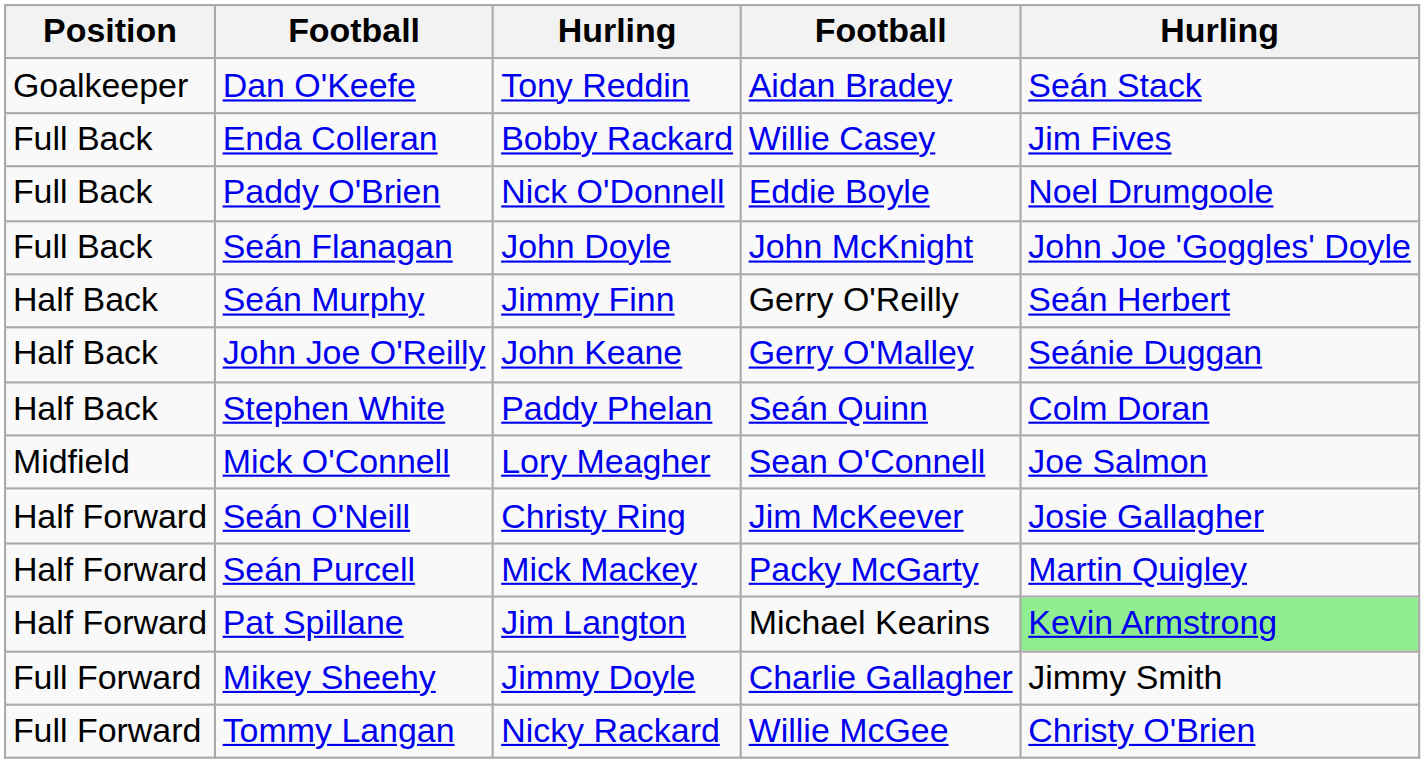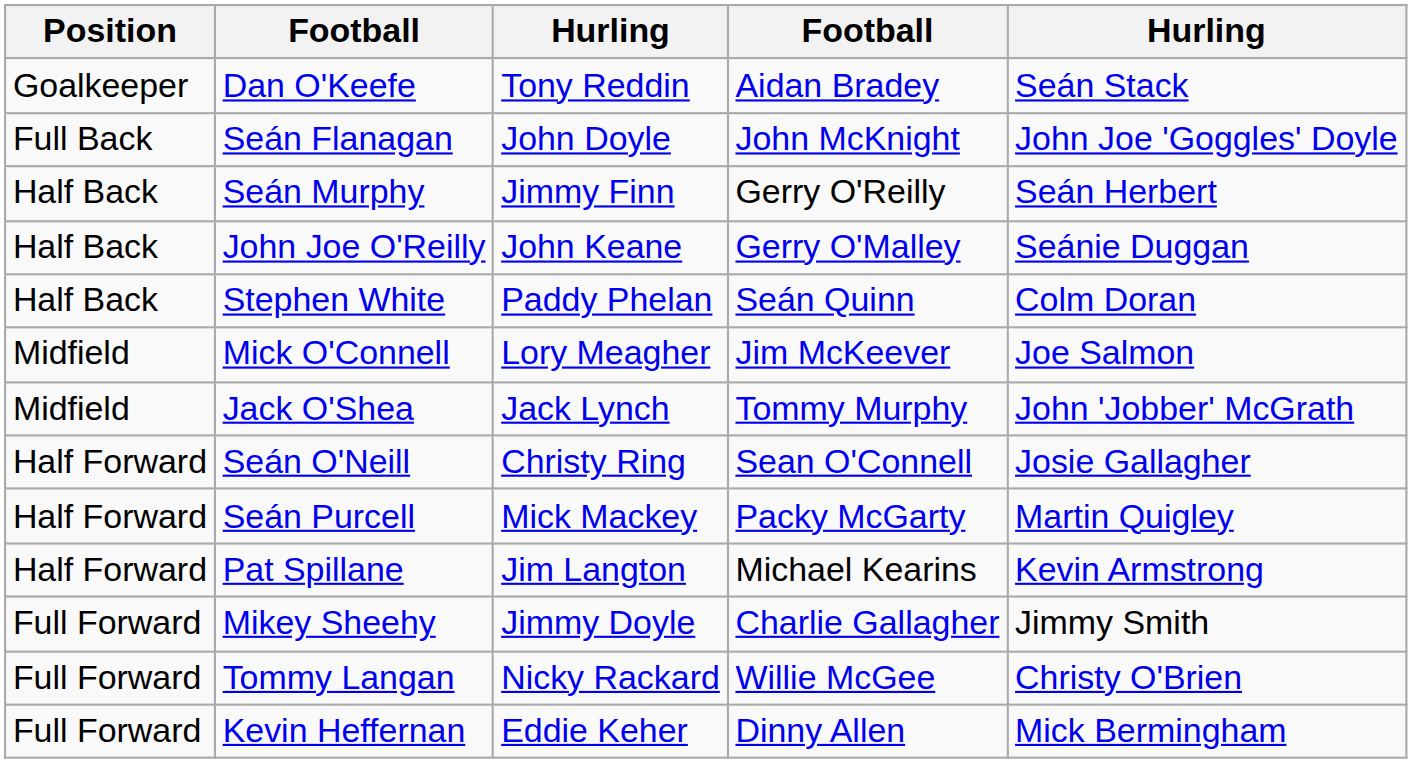- row: (330, 138)
- row: (331, 192)
(867, 461) Sean O'Connell -> (843, 354) Jim McKeever
+ row: (318, 407)
(856, 515) Jim McKeever -> (854, 461) Sean O'Connell
(1153, 623) lightgreen background -> (1140, 569) no background
+ row: (344, 730)
